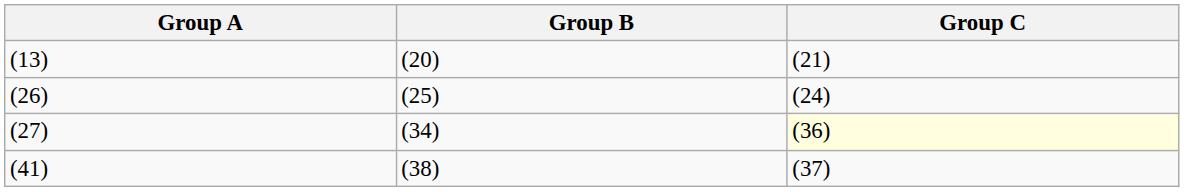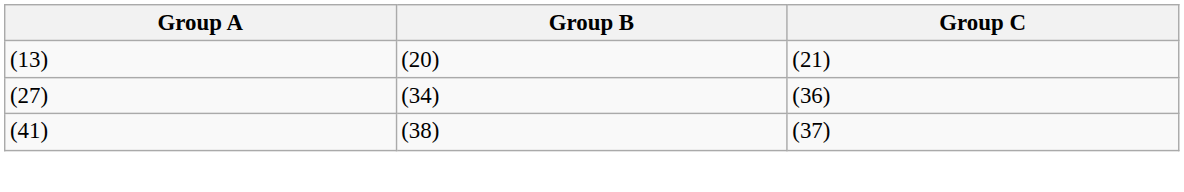- row: (29, 95)
(811, 131) lightyellow background -> (811, 95) no background
